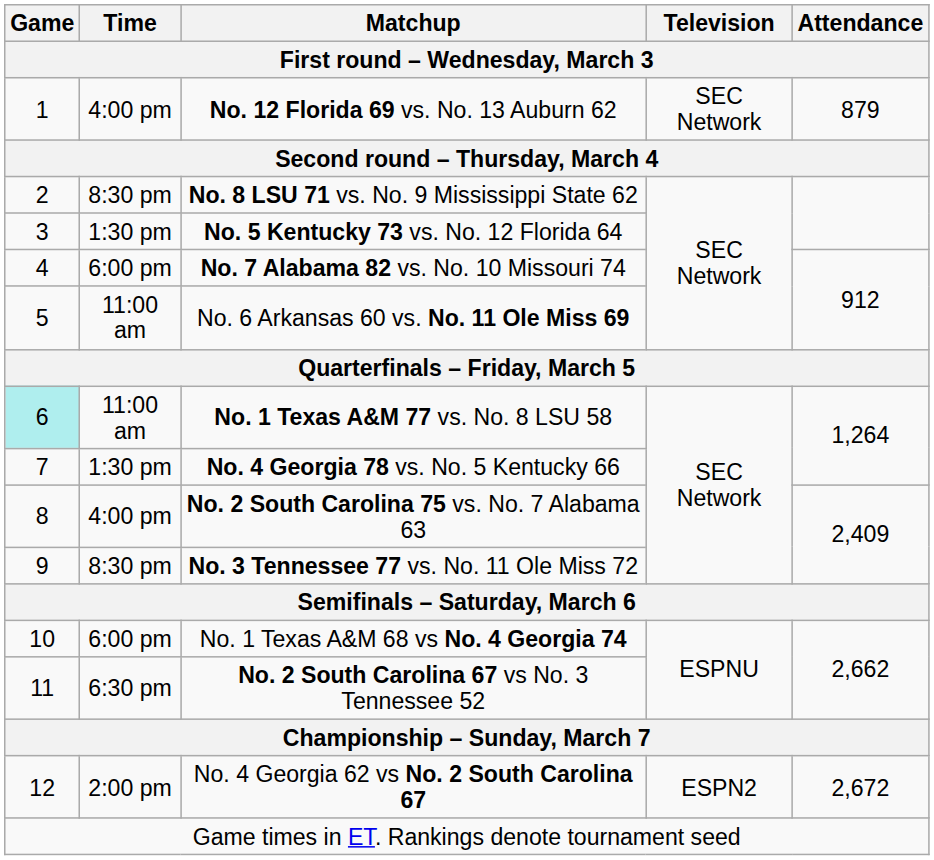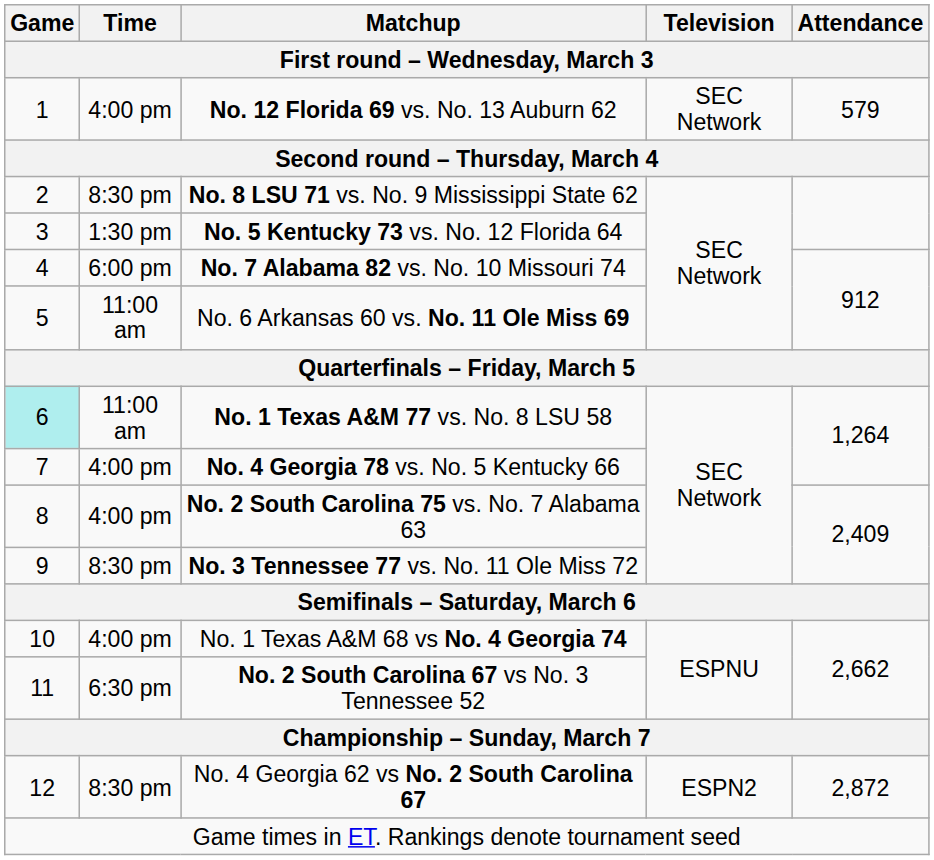(860, 109) 879 -> (860, 109) 579
(130, 467) 1:30 pm -> (130, 467) 4:00 pm
(130, 639) 6:00 pm -> (130, 639) 4:00 pm
(130, 787) 2:00 pm -> (130, 787) 8:30 pm
(860, 787) 2,672 -> (860, 787) 2,872
